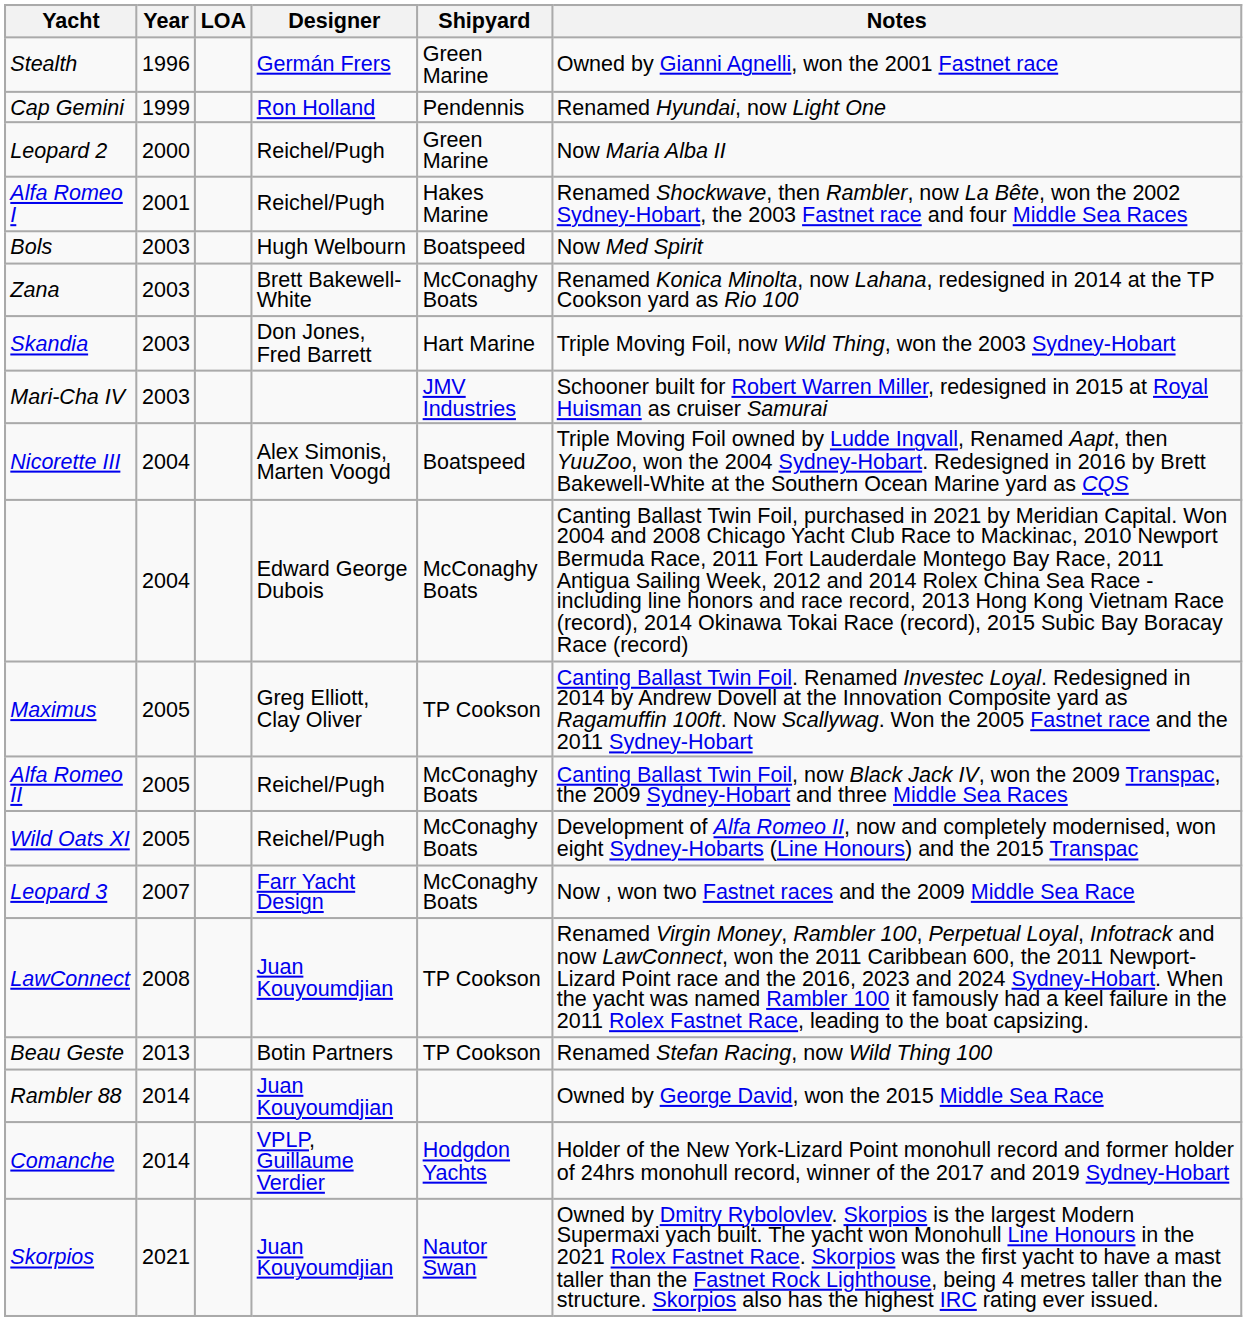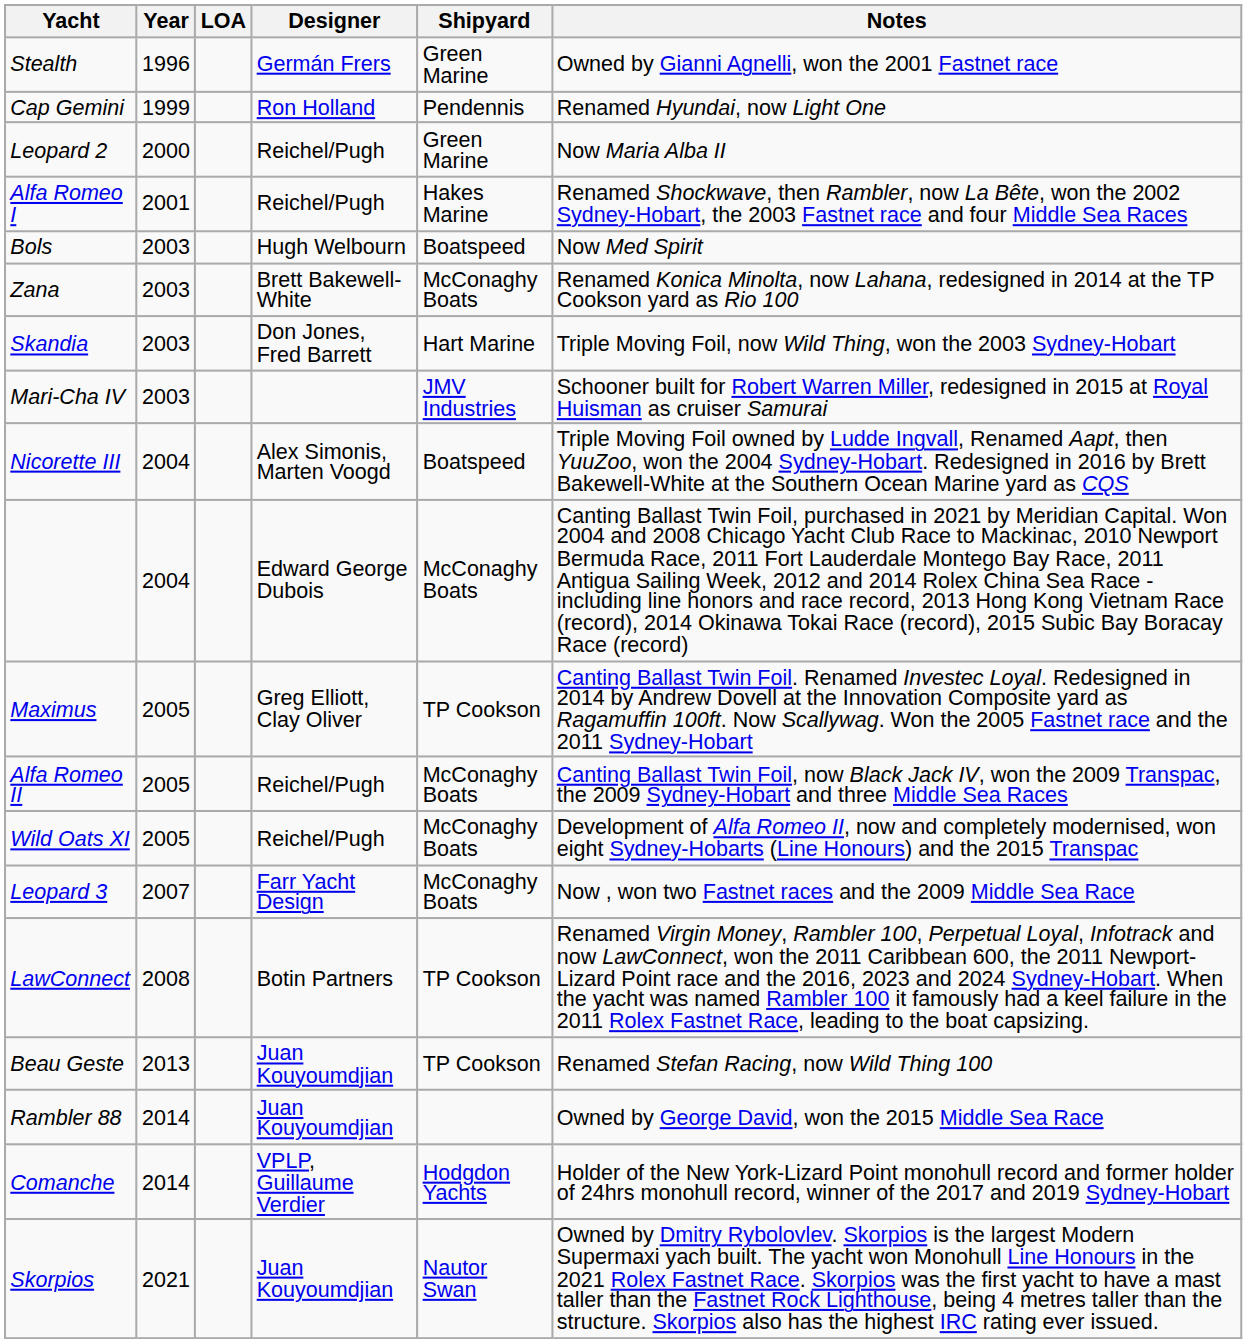(325, 977) Juan Kouyoumdjian -> (325, 977) Botin Partners
(325, 1052) Botin Partners -> (325, 1063) Juan Kouyoumdjian
